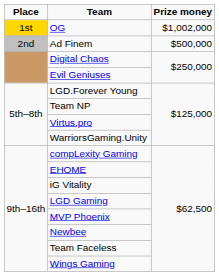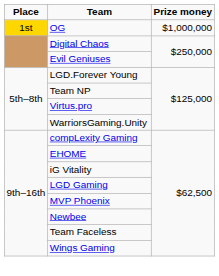(187, 28) $1,002,000 -> (187, 28) $1,000,000
- row: (71, 43)
